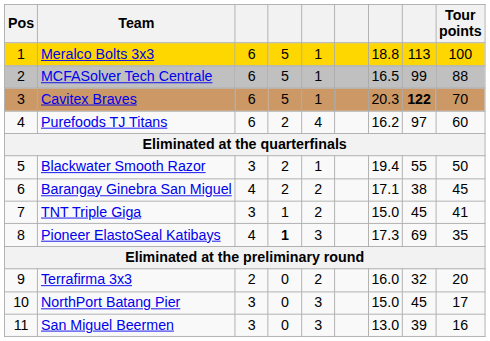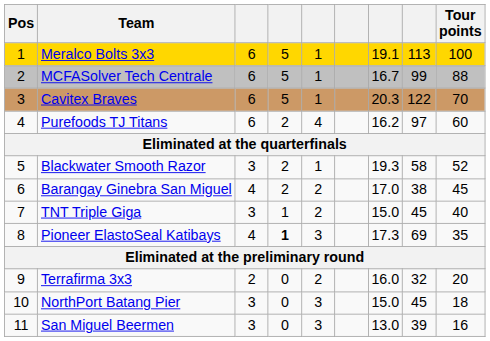(385, 54) 18.8 -> (385, 54) 19.1
(385, 76) 16.5 -> (385, 76) 16.7
(419, 99) bold -> (419, 99) normal
(385, 167) 19.4 -> (385, 167) 19.3
(419, 167) 55 -> (419, 167) 58
(460, 167) 50 -> (460, 167) 52
(385, 189) 17.1 -> (385, 189) 17.0
(460, 212) 41 -> (460, 212) 40
(460, 302) 17 -> (460, 302) 18
